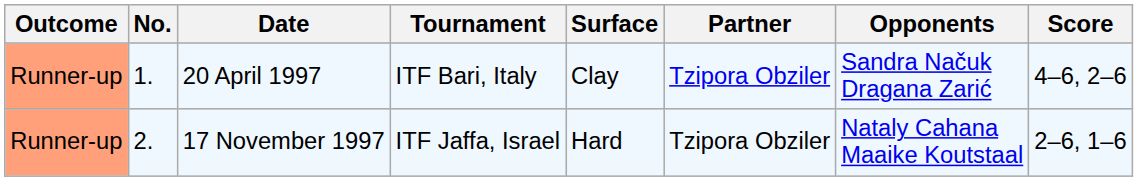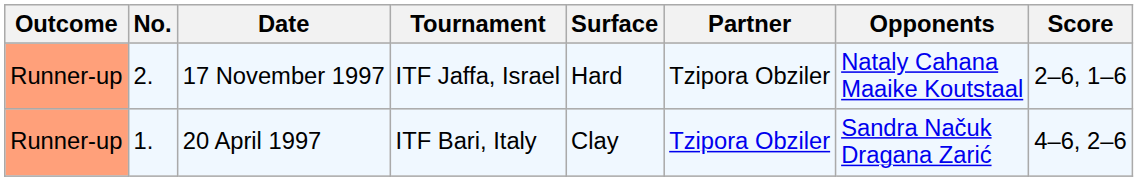rows swapped: (252, 75) <-> (284, 141)
